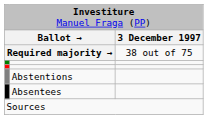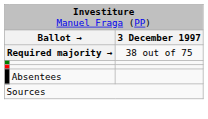- row: (7, 76)
